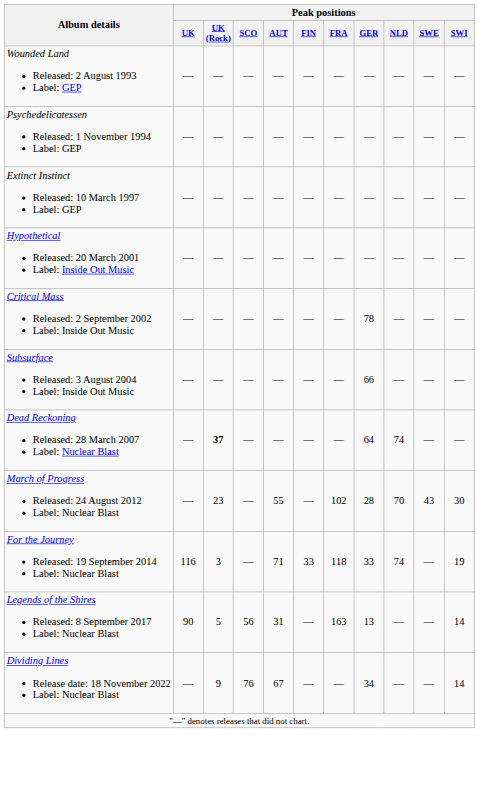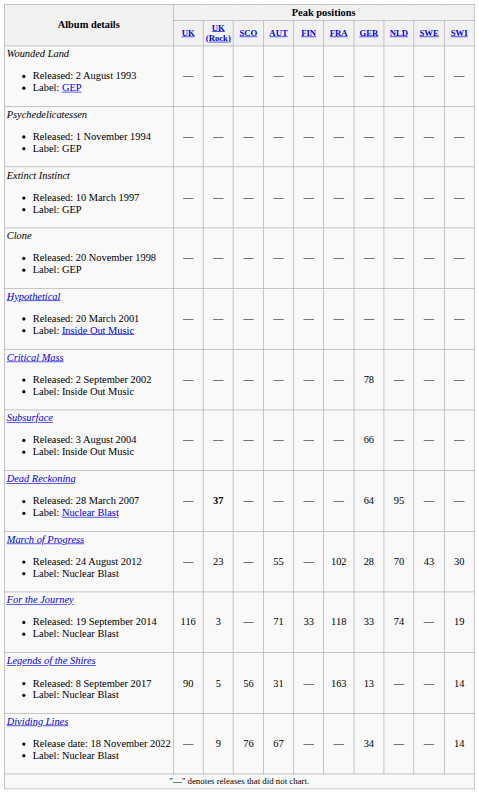+ row: (89, 253)
(399, 440) 74 -> (399, 501) 95
